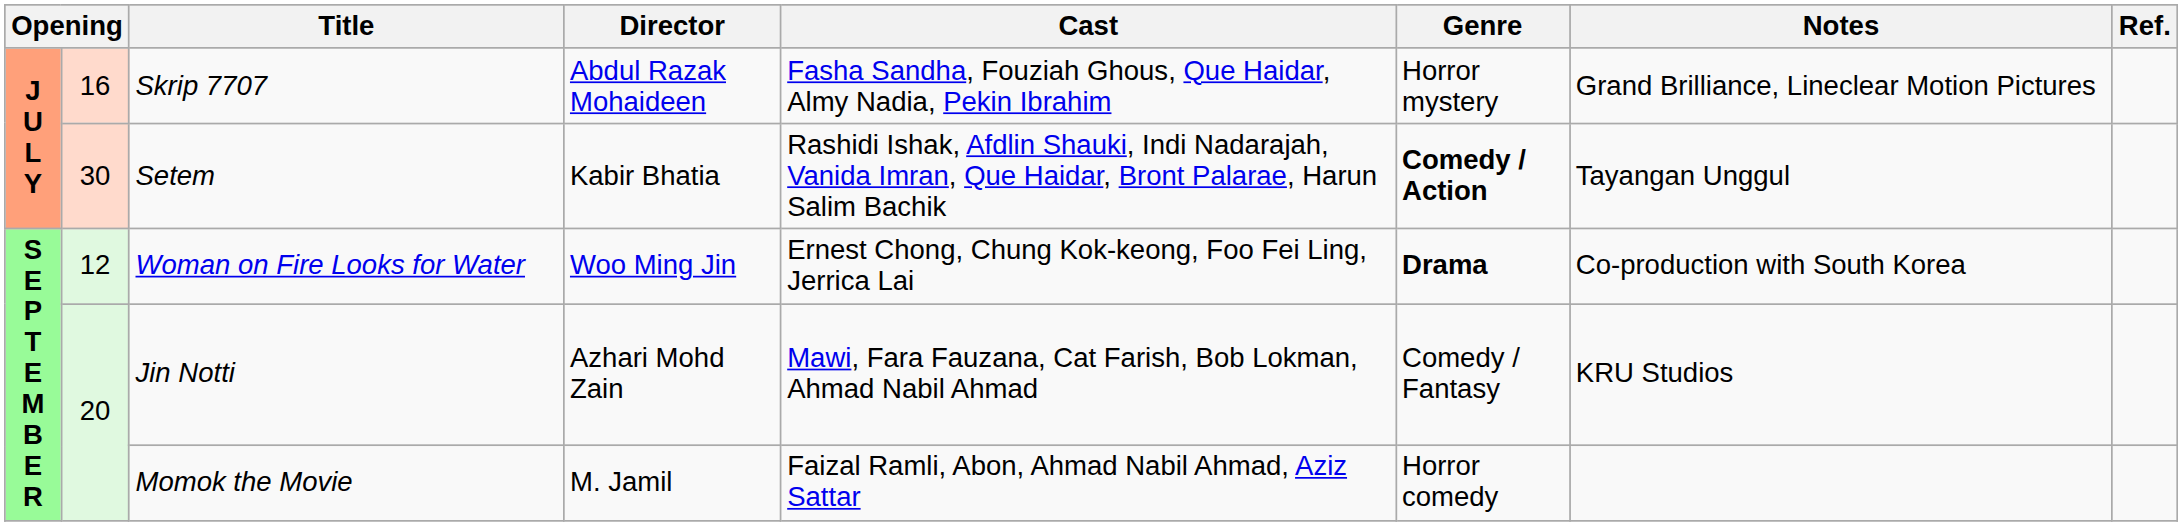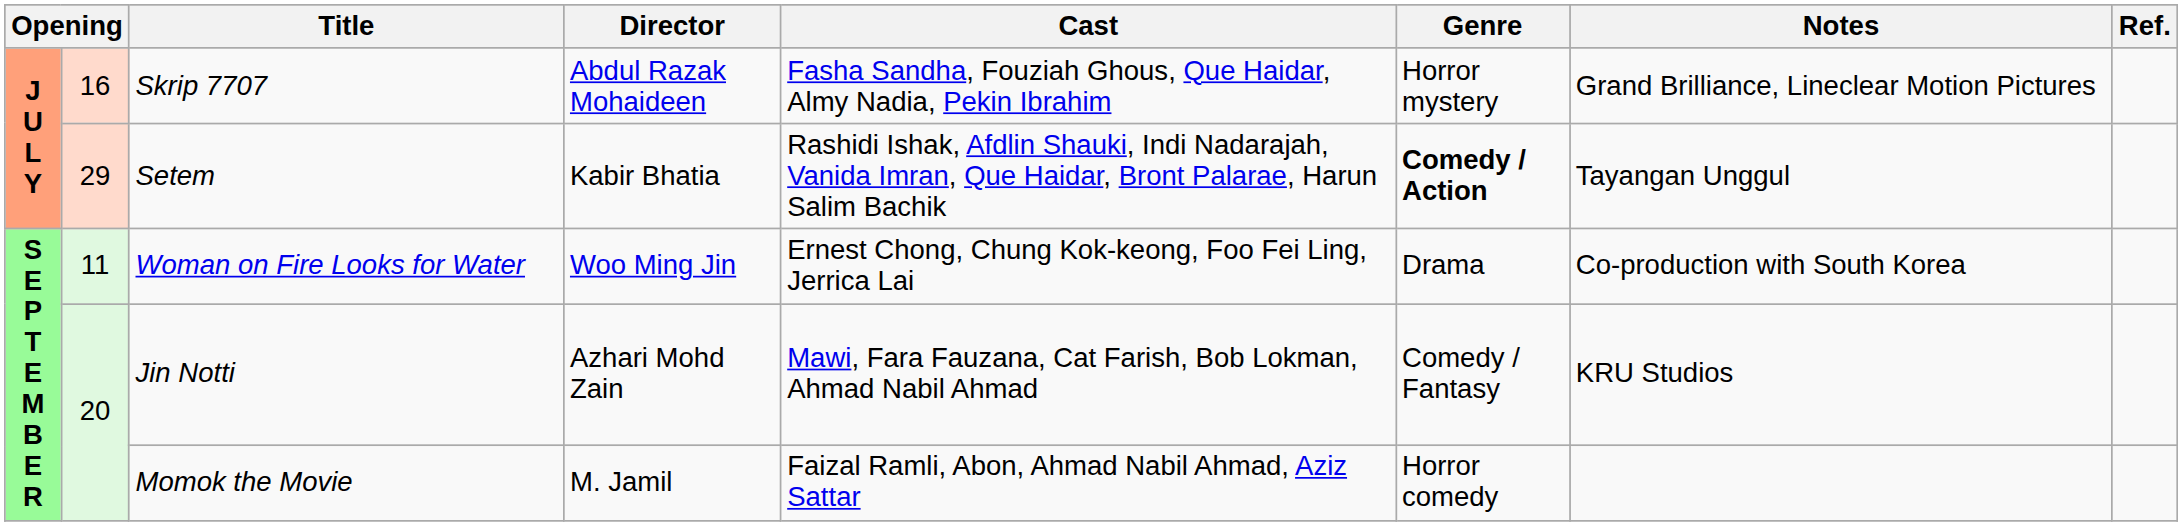(95, 175) 30 -> (95, 175) 29
(95, 265) 12 -> (95, 265) 11
(1445, 265) bold -> (1443, 265) normal
